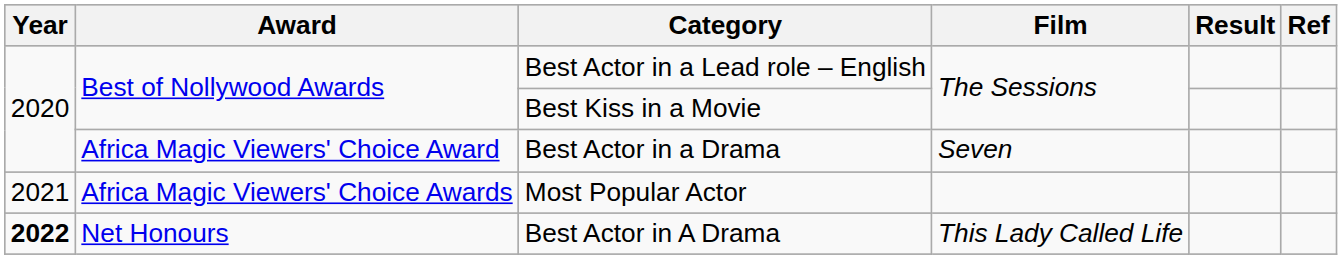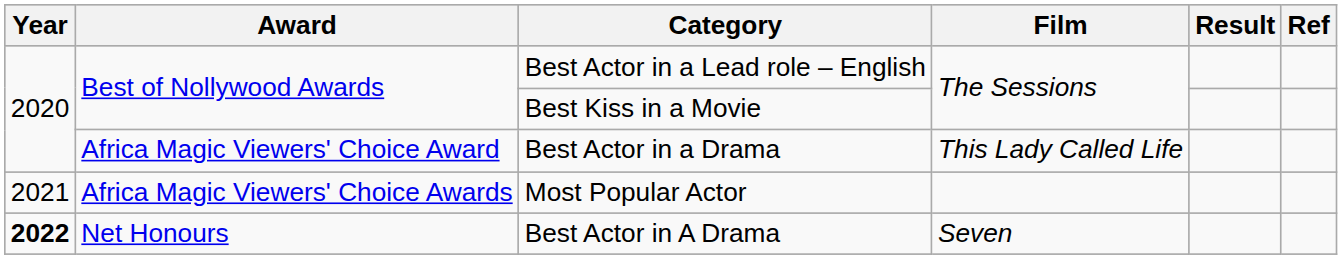(975, 150) Seven -> (1061, 150) This Lady Called Life
(1061, 233) This Lady Called Life -> (975, 233) Seven
